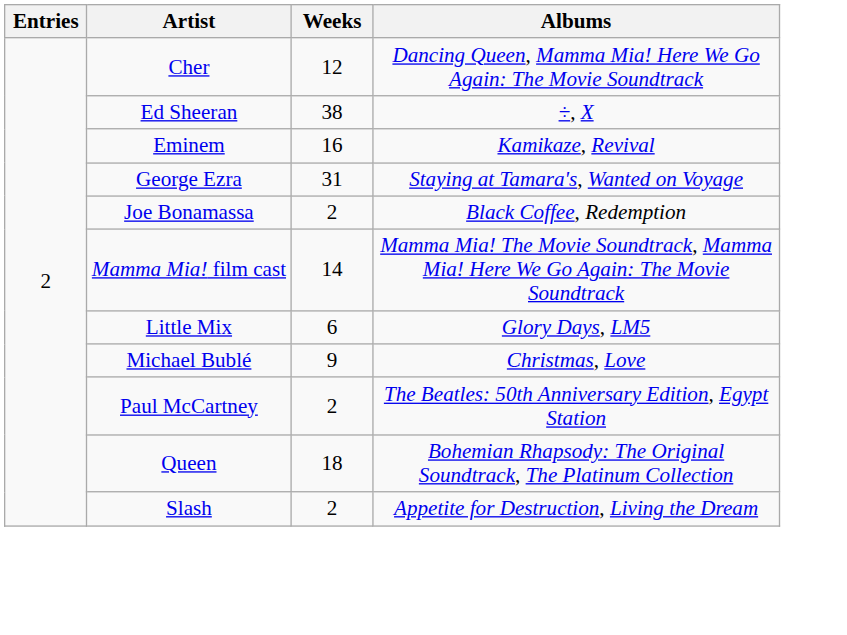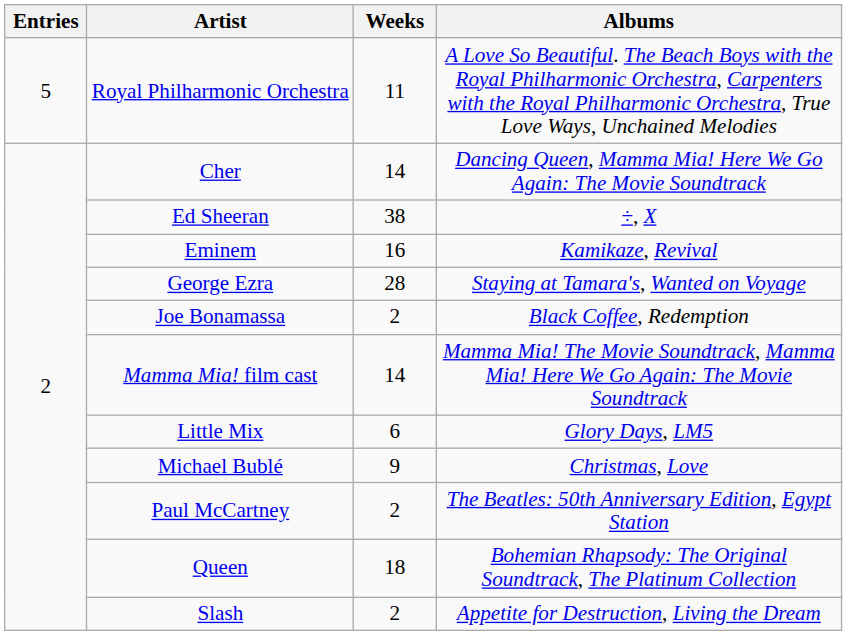+ row: (220, 90)
(332, 66) 12 -> (395, 171) 14
(332, 178) 31 -> (395, 283) 28
